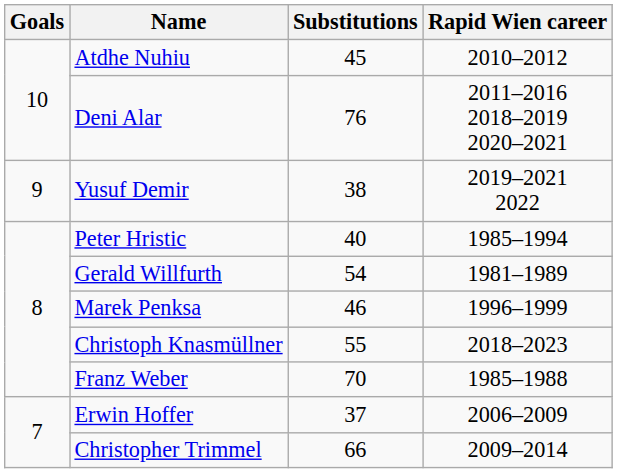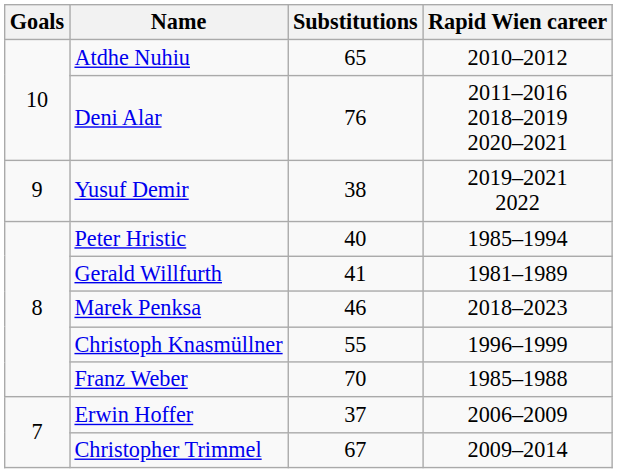(355, 57) 45 -> (355, 57) 65
(355, 273) 54 -> (355, 273) 41
(518, 308) 1996–1999 -> (518, 308) 2018–2023
(518, 344) 2018–2023 -> (518, 344) 1996–1999
(355, 449) 66 -> (355, 449) 67
